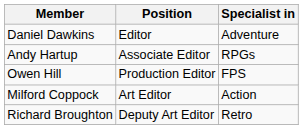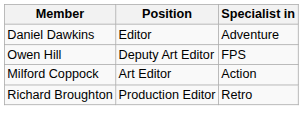- row: (42, 54)
(167, 74) Production Editor -> (166, 54) Deputy Art Editor
(166, 114) Deputy Art Editor -> (167, 94) Production Editor
